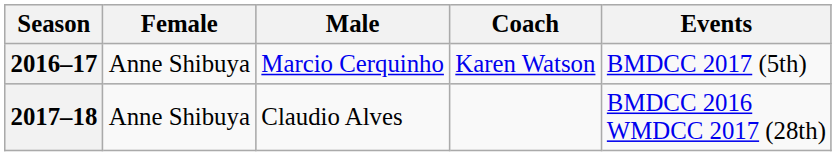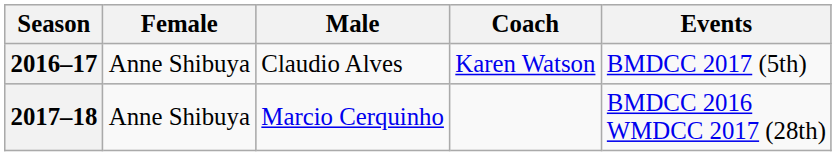(353, 63) Marcio Cerquinho -> (332, 63) Claudio Alves
(332, 116) Claudio Alves -> (353, 116) Marcio Cerquinho
